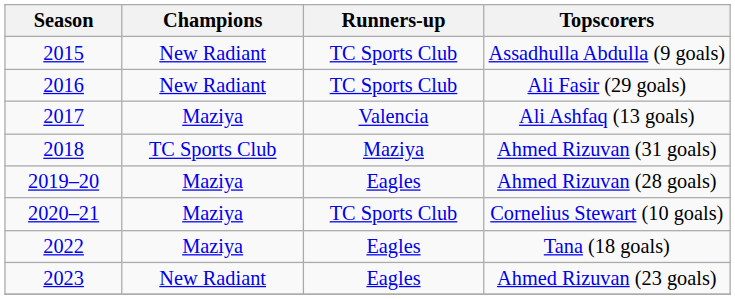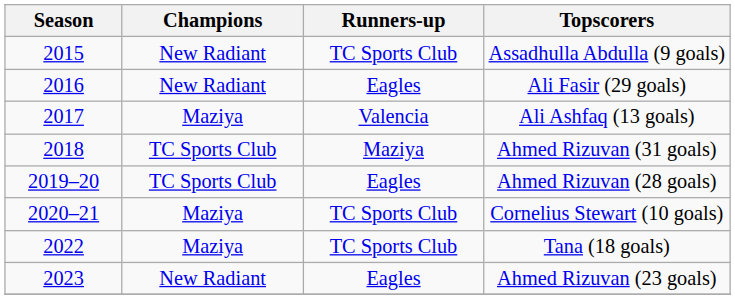(393, 85) TC Sports Club -> (393, 85) Eagles
(213, 181) Maziya -> (213, 181) TC Sports Club
(393, 246) Eagles -> (393, 246) TC Sports Club
